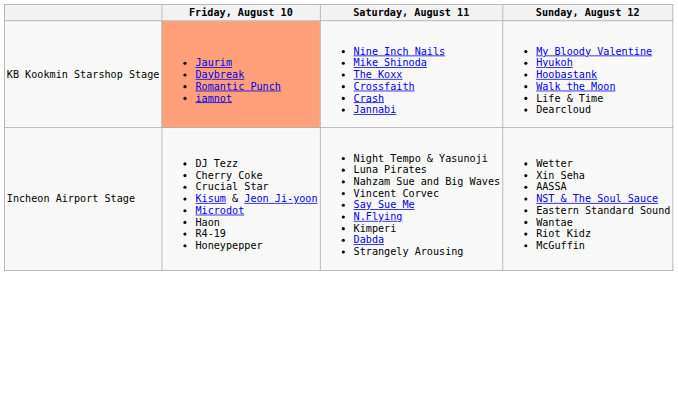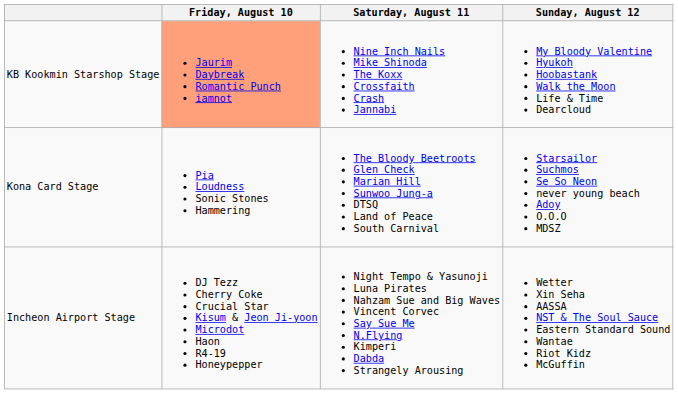+ row: (53, 187)
